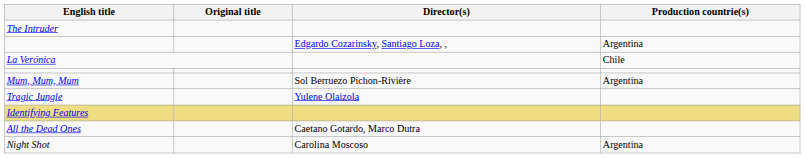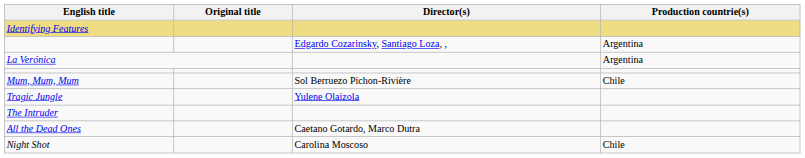rows swapped: (32, 28) <-> (47, 113)
(614, 60) Chile -> (623, 60) Argentina
(623, 81) Argentina -> (614, 81) Chile
(623, 145) Argentina -> (614, 145) Chile
